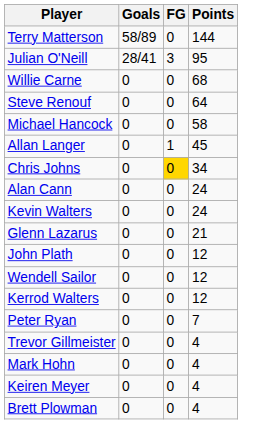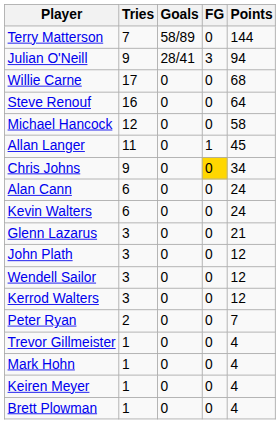+ column: (138, 15)
(200, 59) 95 -> (238, 59) 94
